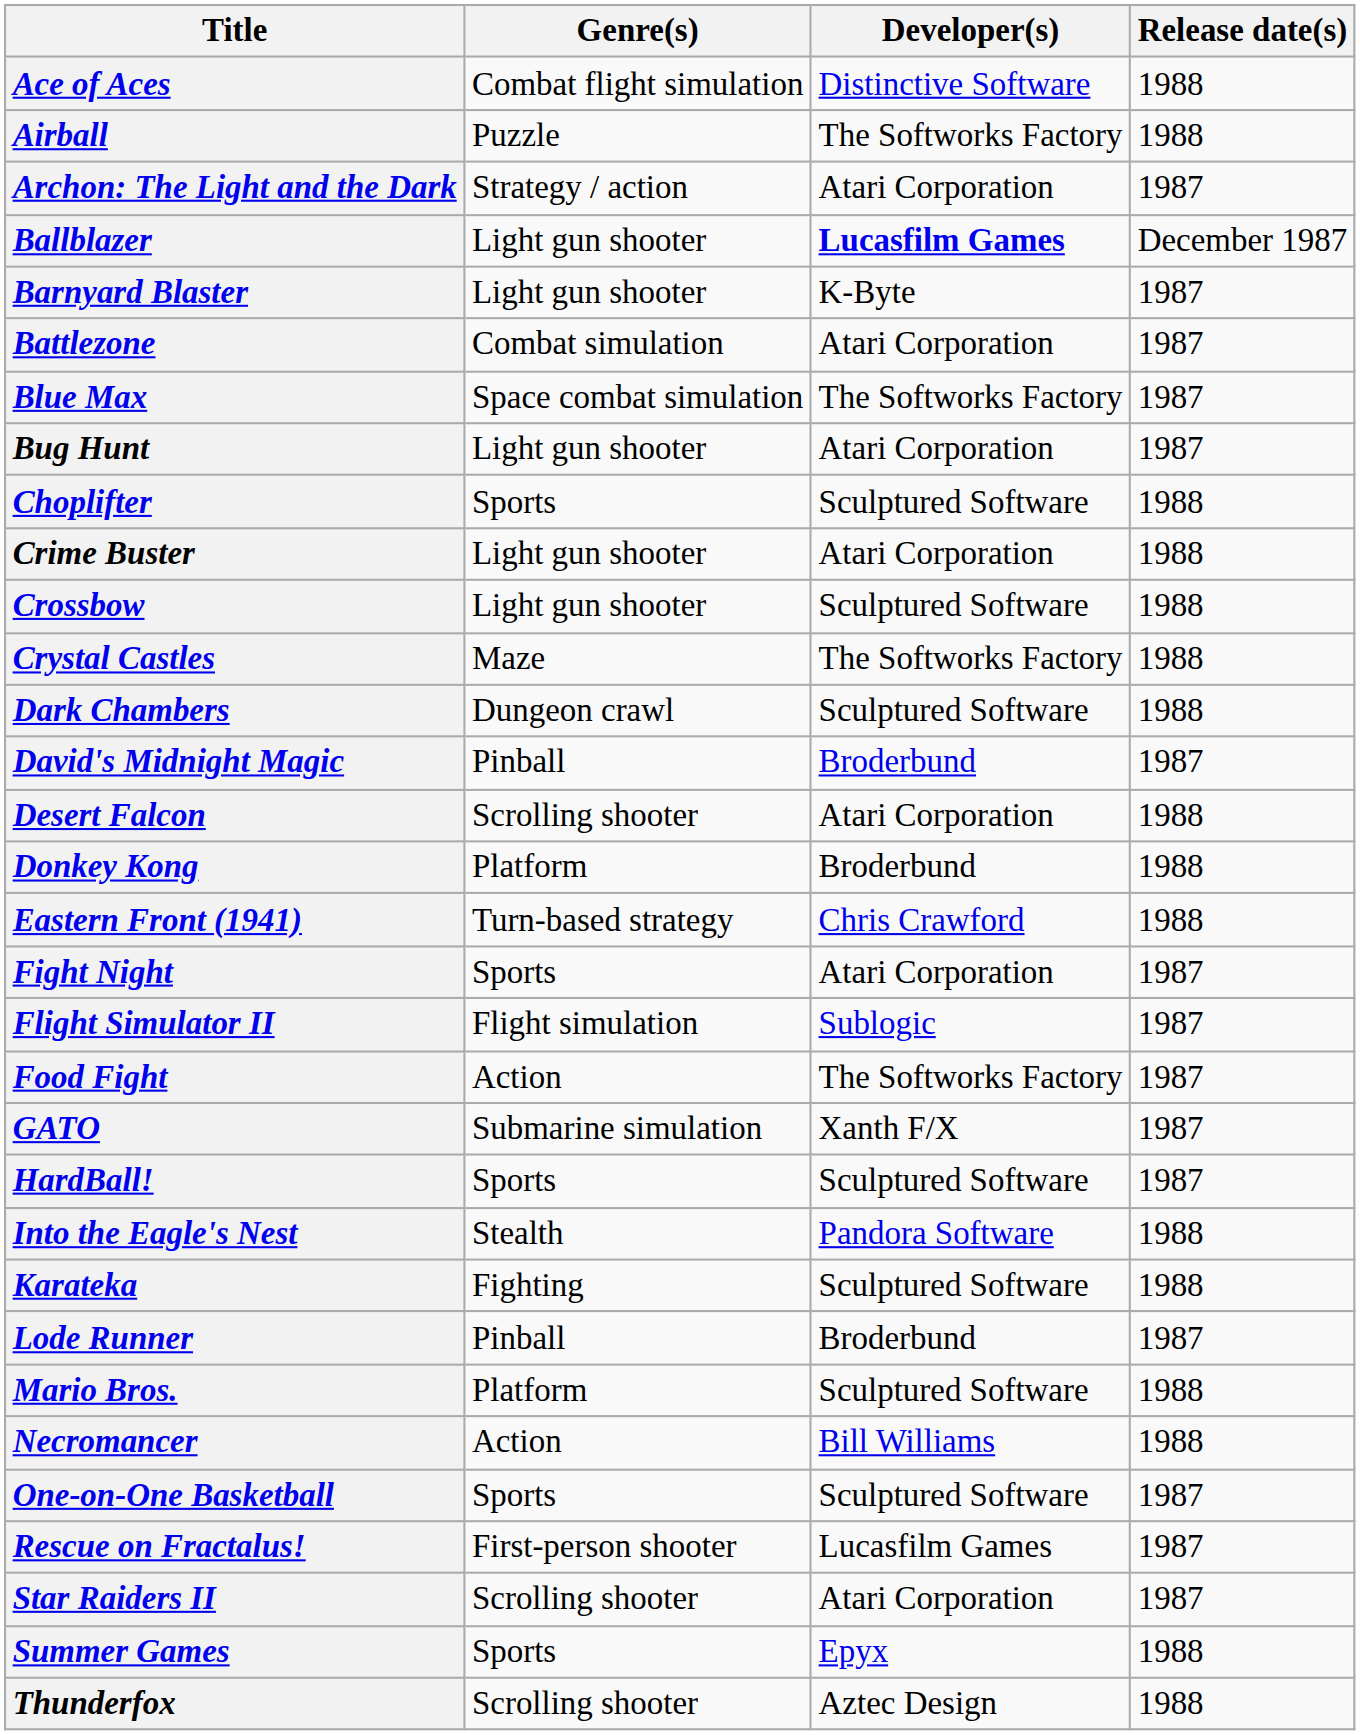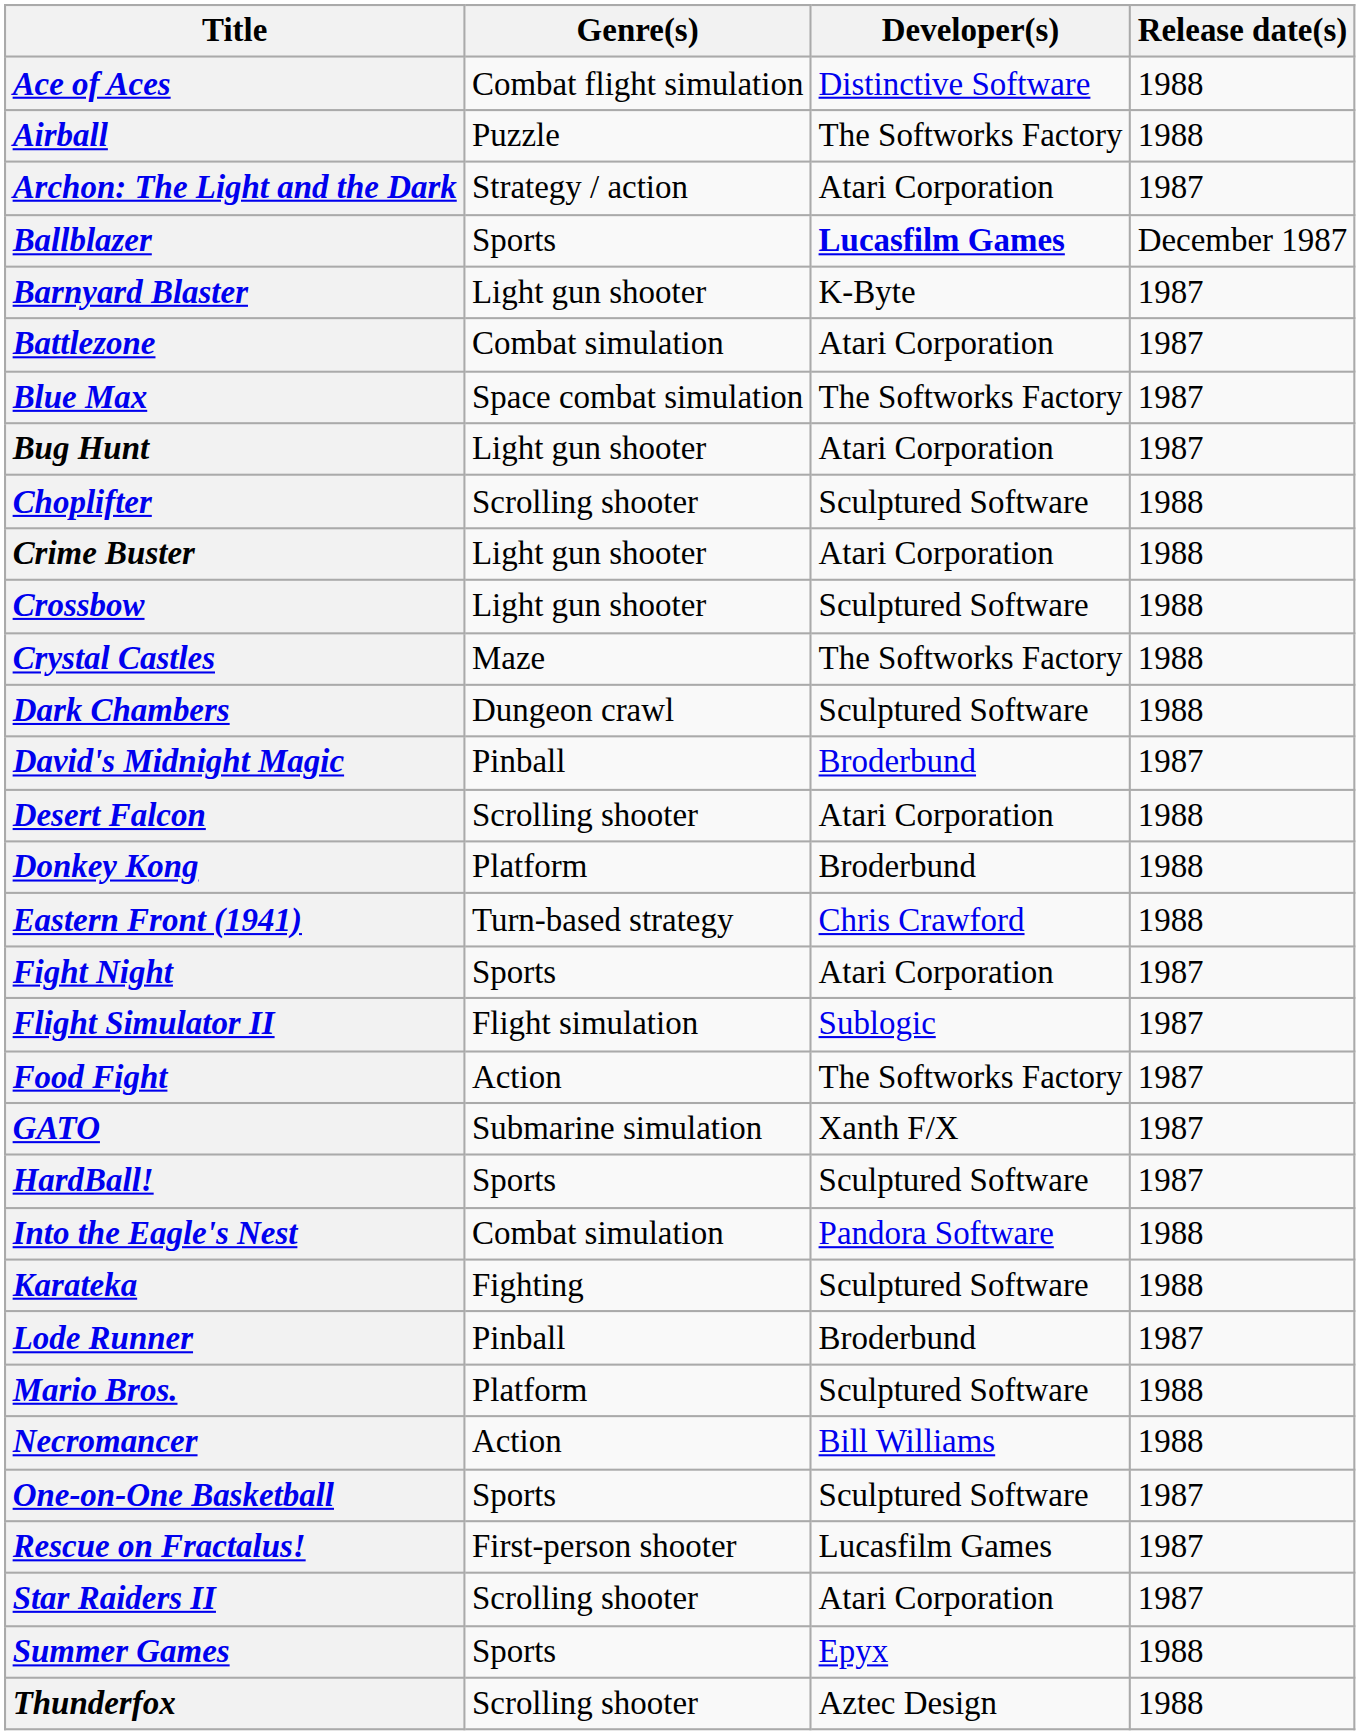(589, 239) Light gun shooter -> (514, 239) Sports
(514, 501) Sports -> (585, 501) Scrolling shooter
(518, 1232) Stealth -> (598, 1232) Combat simulation
